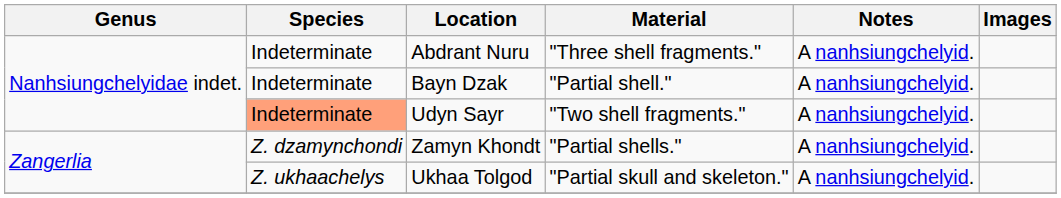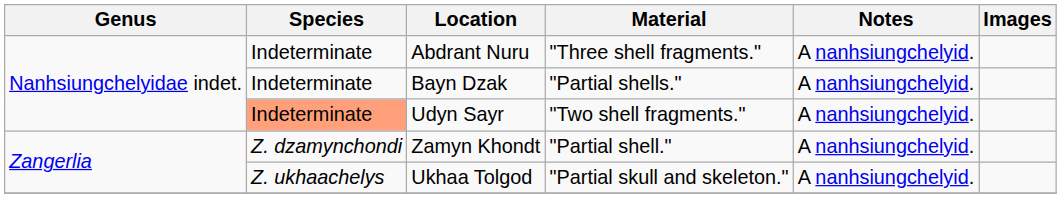(611, 83) "Partial shell." -> (616, 83) "Partial shells."
(616, 146) "Partial shells." -> (611, 146) "Partial shell."
